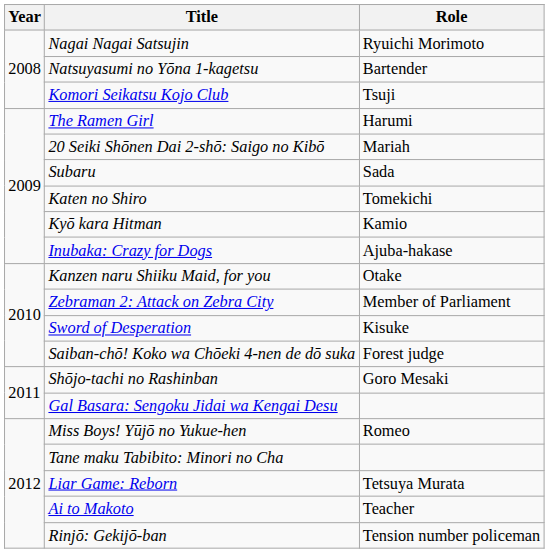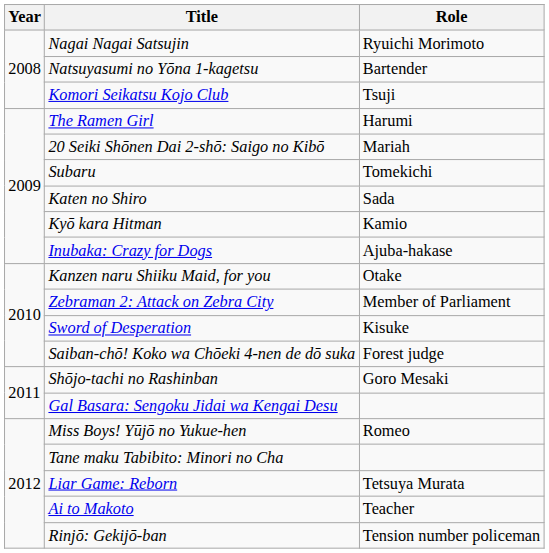(379, 172) Sada -> (398, 172) Tomekichi
(398, 198) Tomekichi -> (379, 198) Sada
